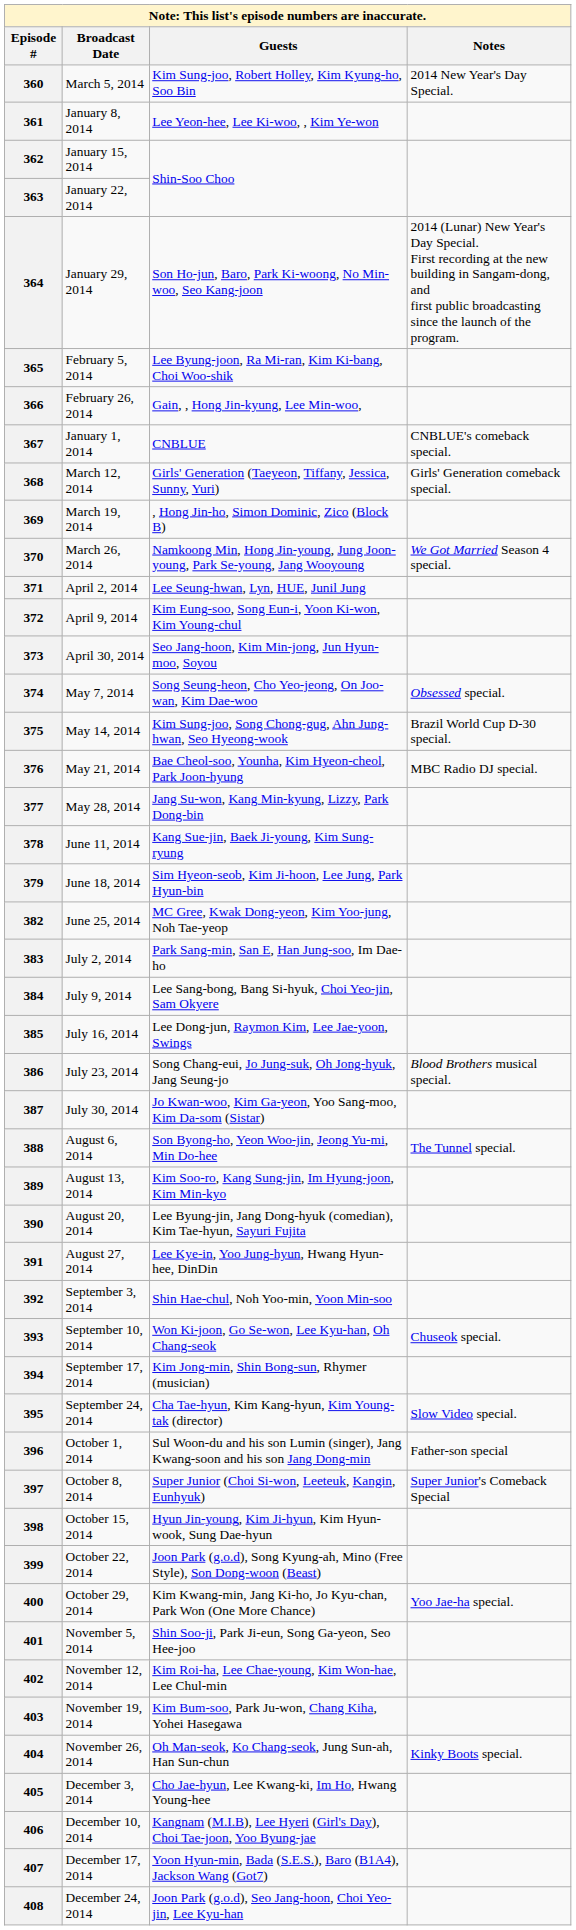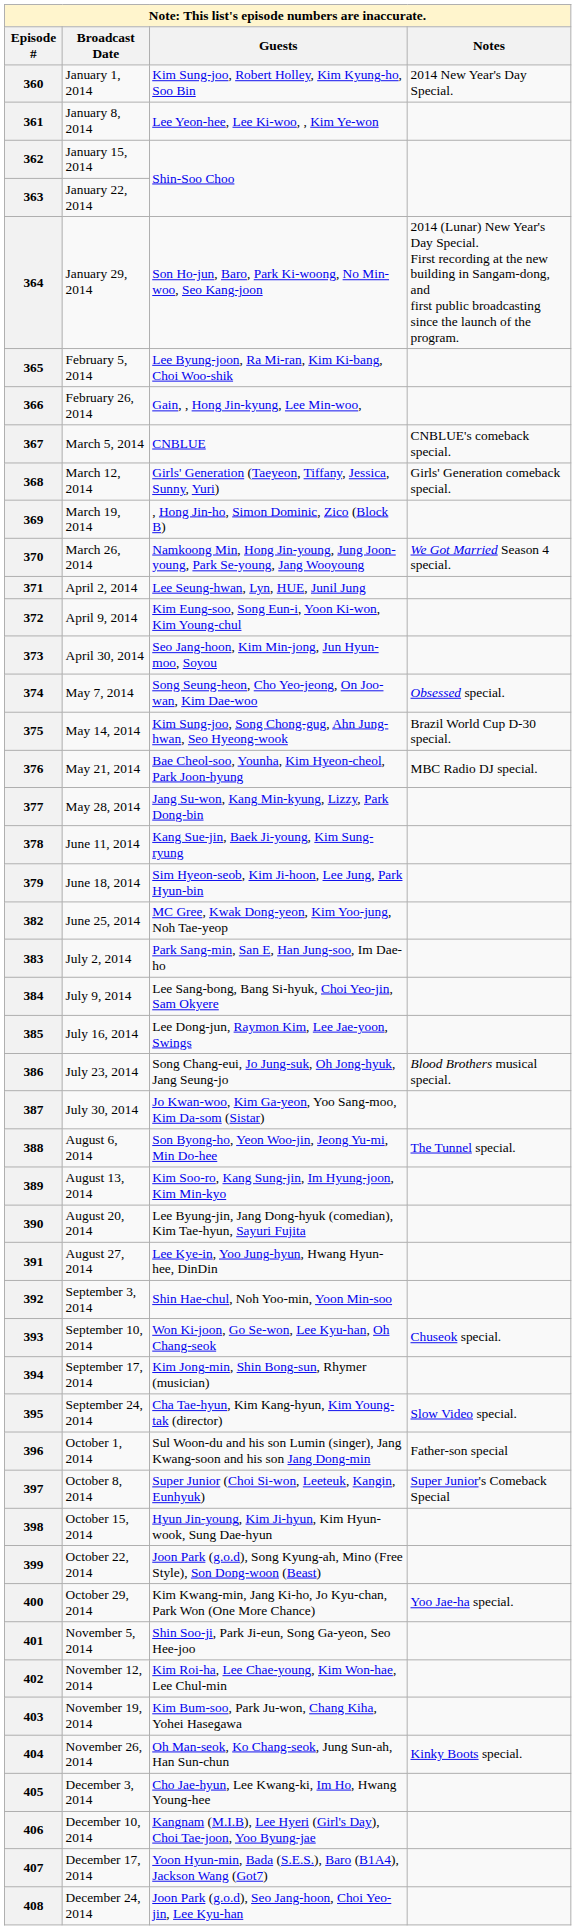(105, 83) March 5, 2014 -> (93, 83) January 1, 2014
(93, 443) January 1, 2014 -> (105, 443) March 5, 2014
